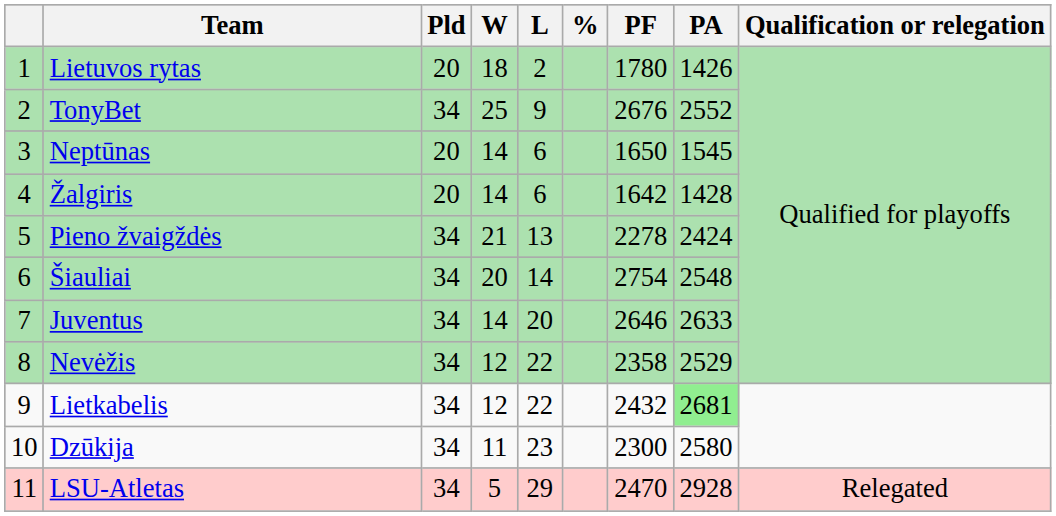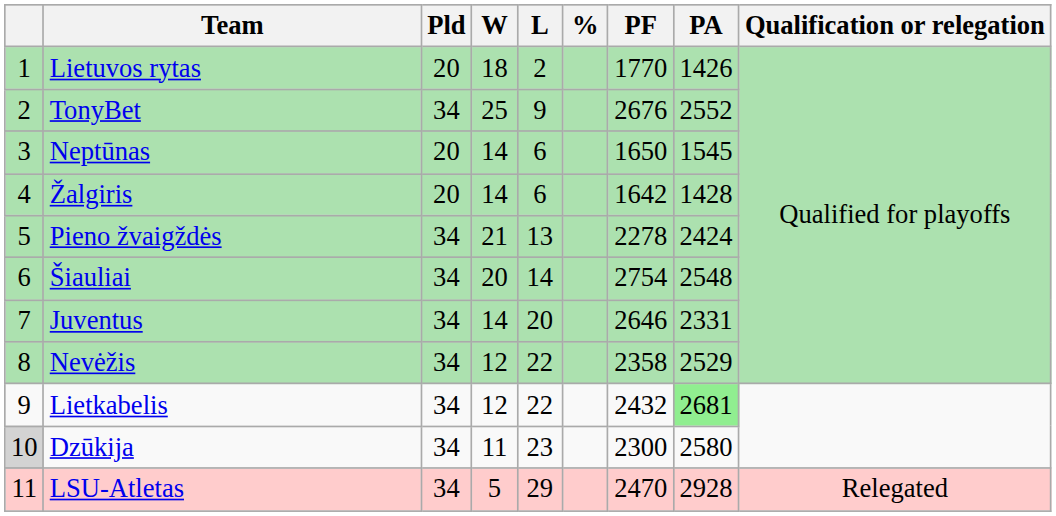(641, 67) 1780 -> (641, 67) 1770
(706, 320) 2633 -> (706, 320) 2331
(24, 446) no background -> (24, 446) lightgrey background
